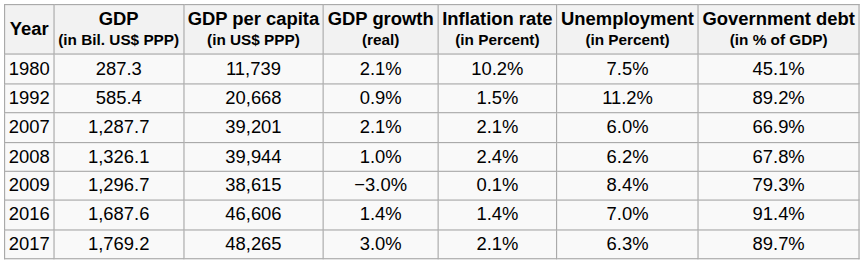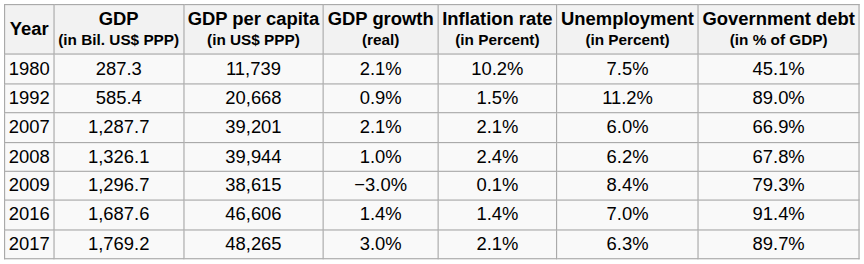(779, 98) 89.2% -> (779, 98) 89.0%
